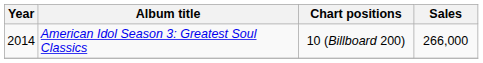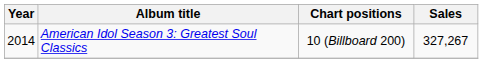(446, 41) 266,000 -> (446, 41) 327,267
